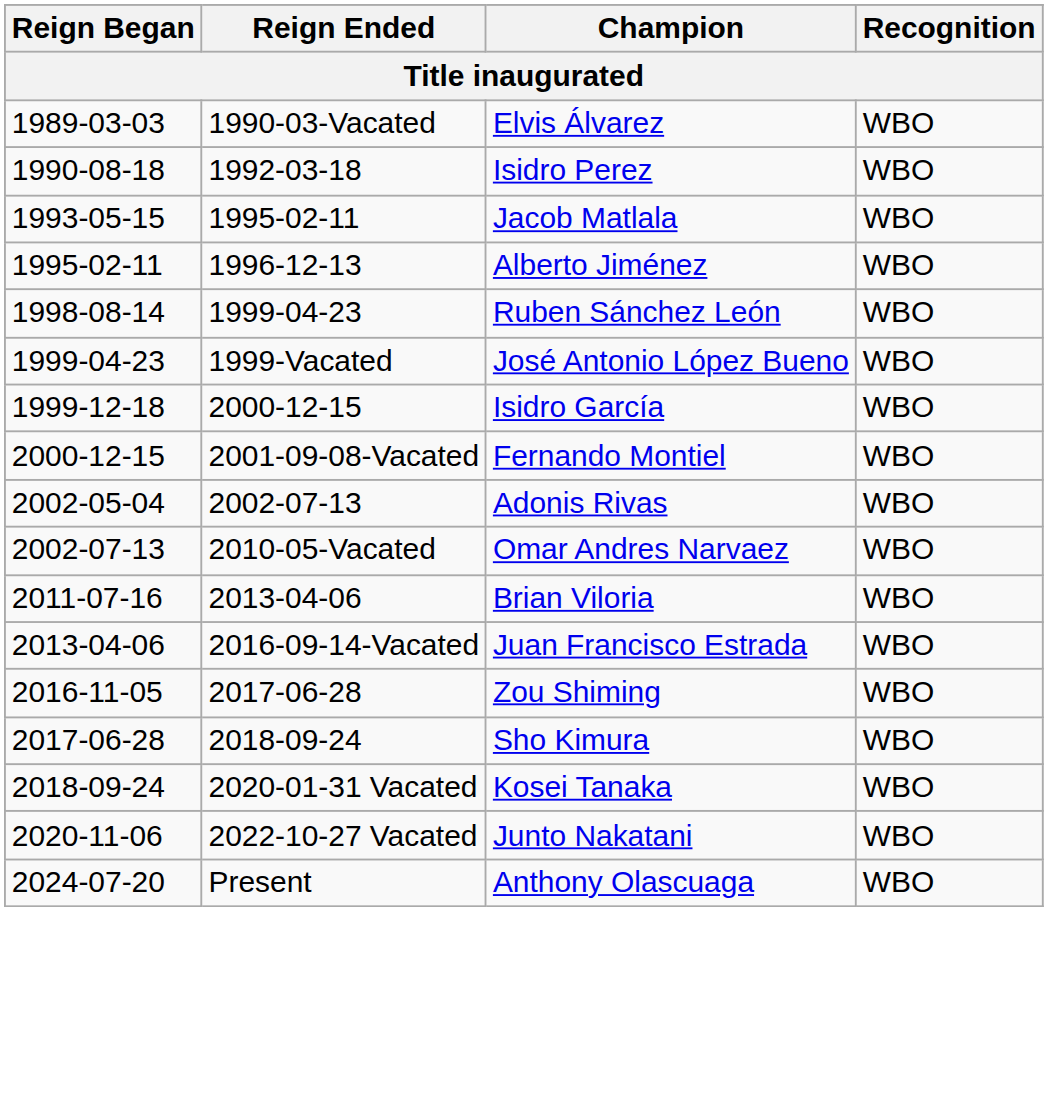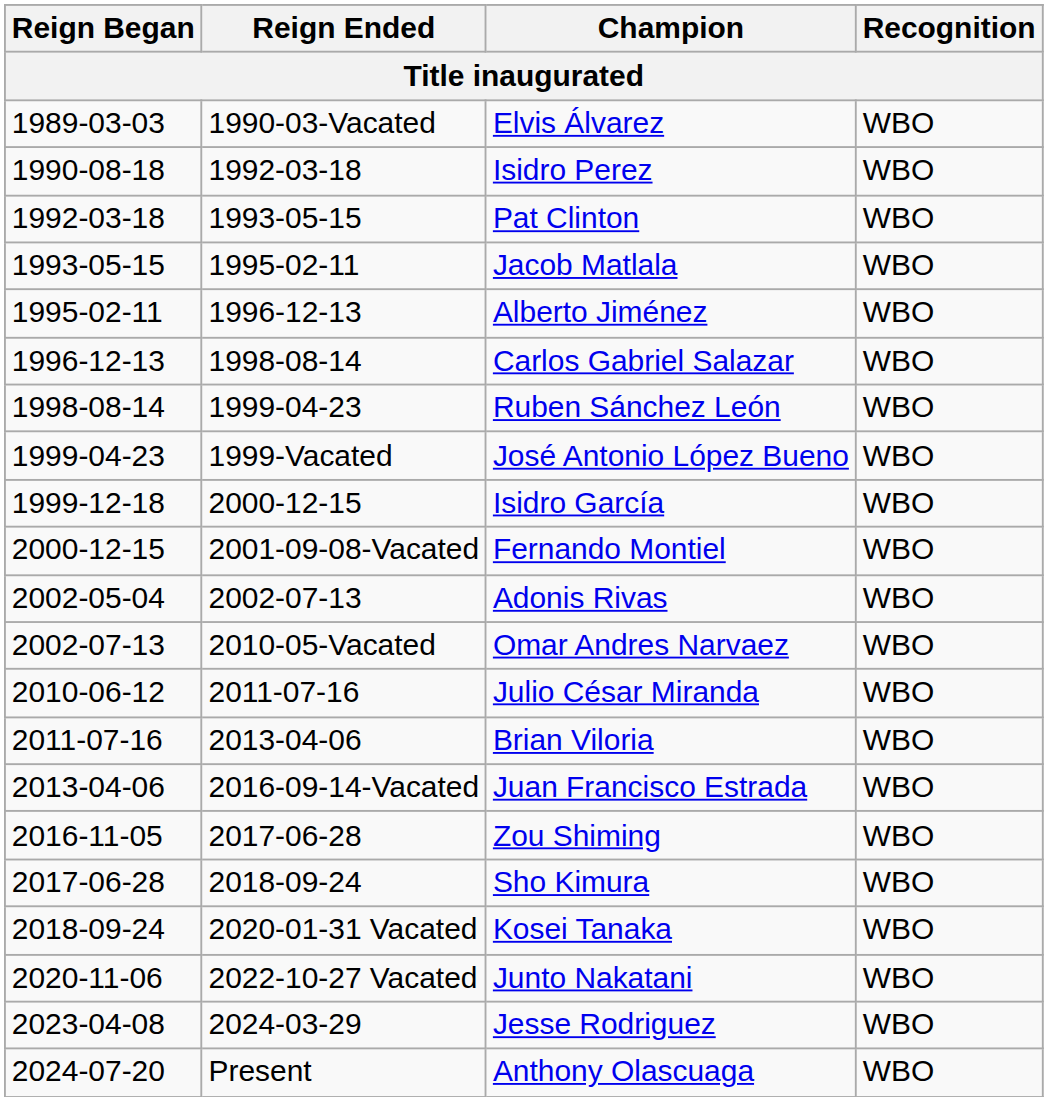+ row: (566, 218)
+ row: (643, 360)
+ row: (626, 692)
+ row: (604, 1024)
